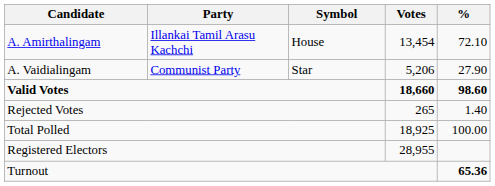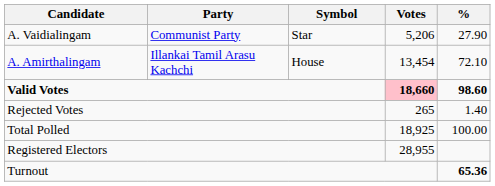rows swapped: (54, 42) <-> (49, 69)
(417, 89) no background -> (417, 89) pink background
